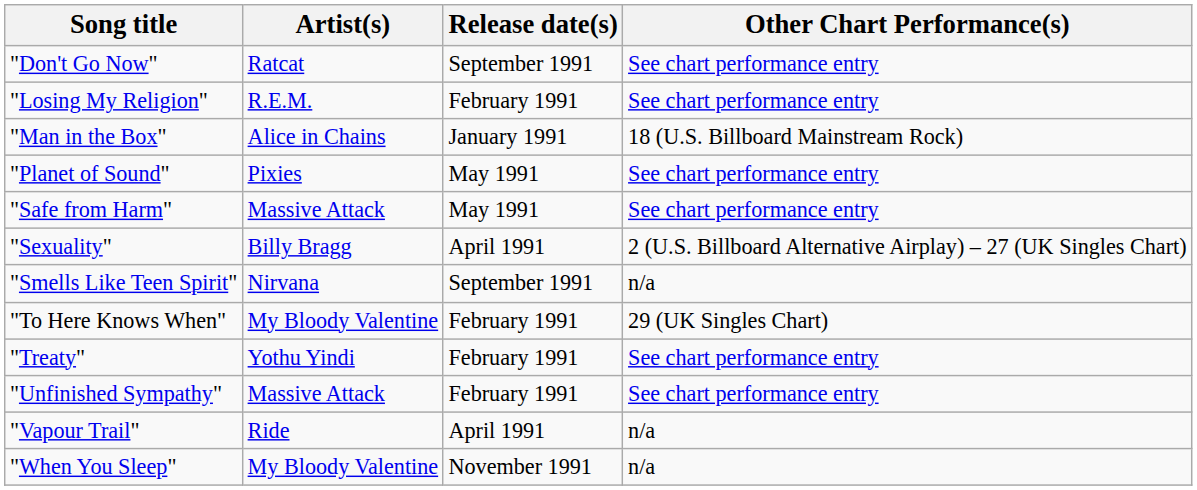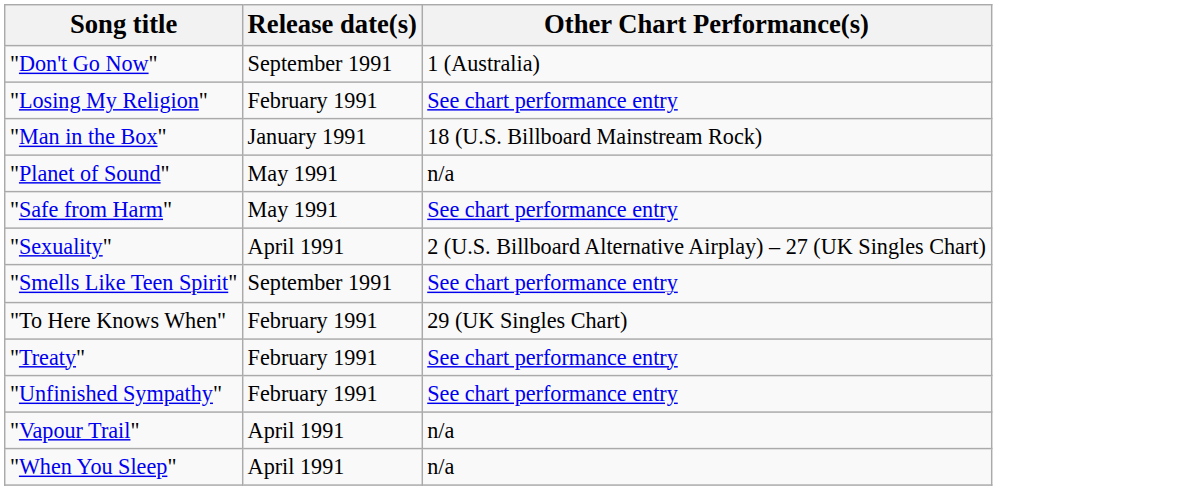- column: (343, 25)
(753, 63) See chart performance entry -> (484, 63) 1 (Australia)
(753, 173) See chart performance entry -> (441, 173) n/a
(642, 283) n/a -> (552, 283) See chart performance entry
(520, 466) November 1991 -> (296, 466) April 1991
